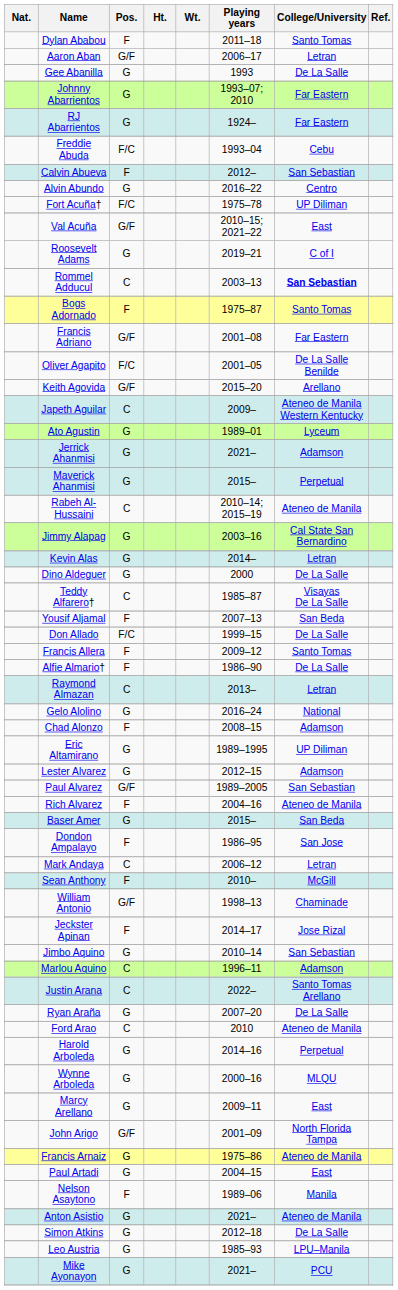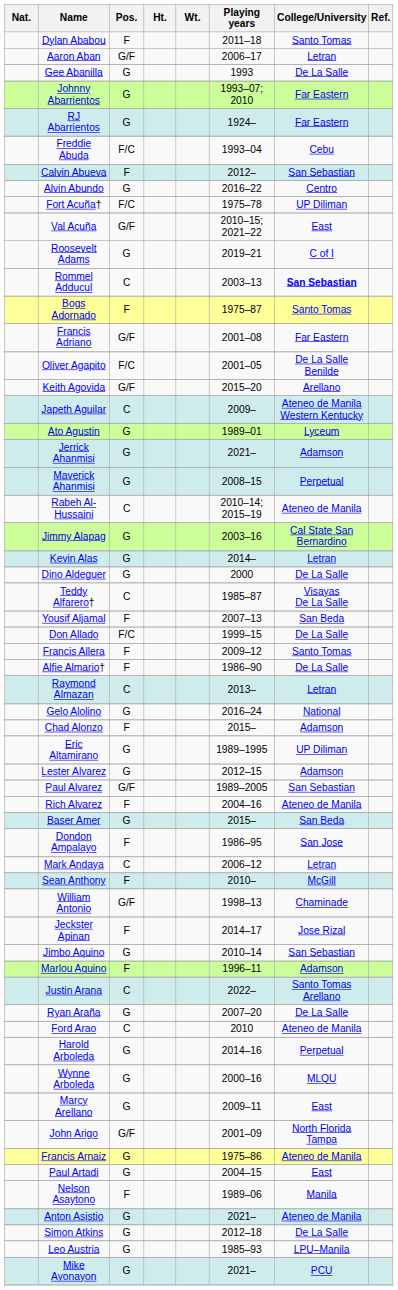(242, 481) 2015– -> (242, 481) 2008–15
(242, 728) 2008–15 -> (242, 728) 2015–
(127, 969) C -> (127, 969) F
